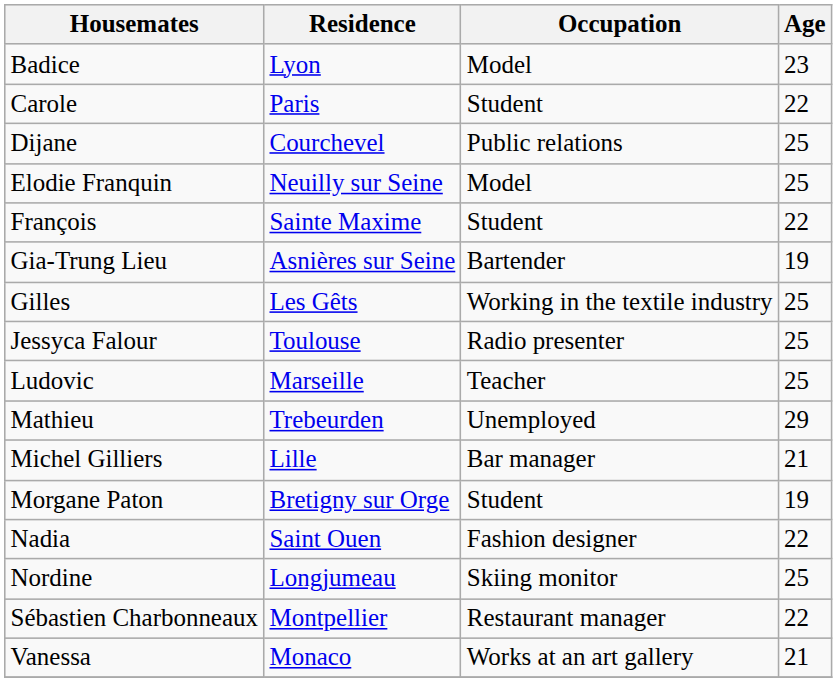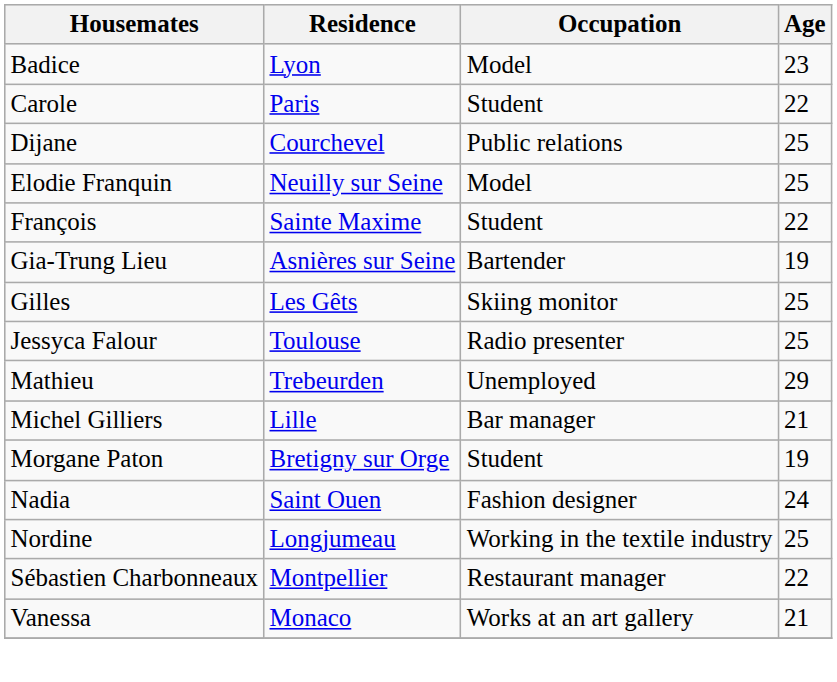(620, 301) Working in the textile industry -> (542, 301) Skiing monitor
- row: (52, 380)
(797, 538) 22 -> (797, 499) 24
(542, 578) Skiing monitor -> (620, 538) Working in the textile industry
